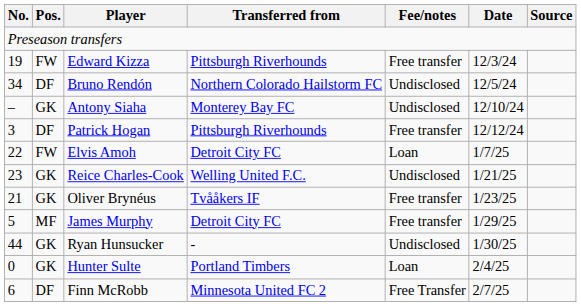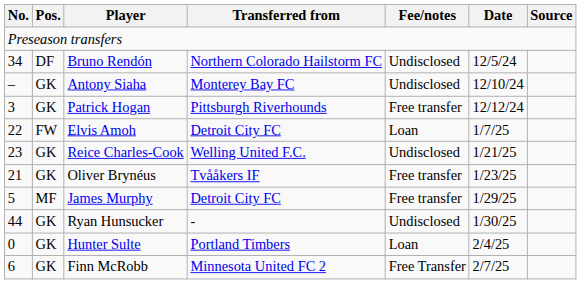- row: (108, 61)
(45, 130) DF -> (46, 107) GK
(45, 289) DF -> (46, 267) GK
